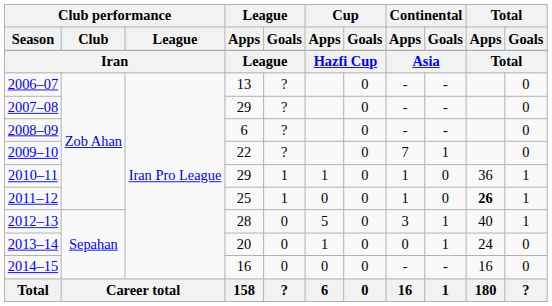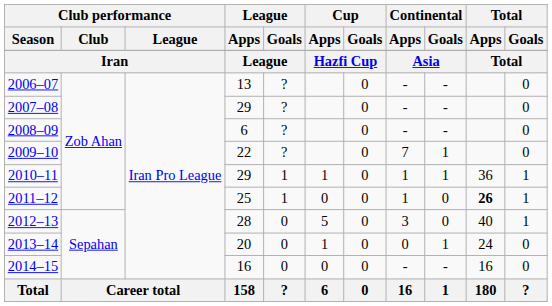(445, 175) 0 -> (445, 175) 1
(445, 221) 1 -> (445, 221) 0
